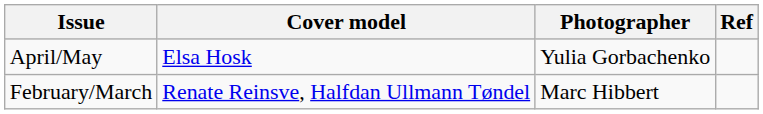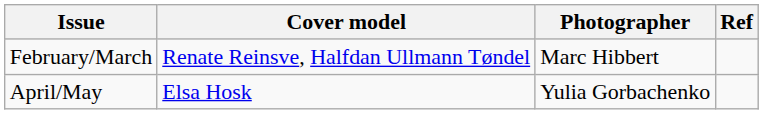rows swapped: (81, 91) <-> (56, 56)
